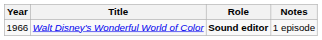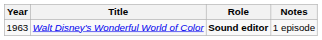(17, 27) 1966 -> (17, 27) 1963
